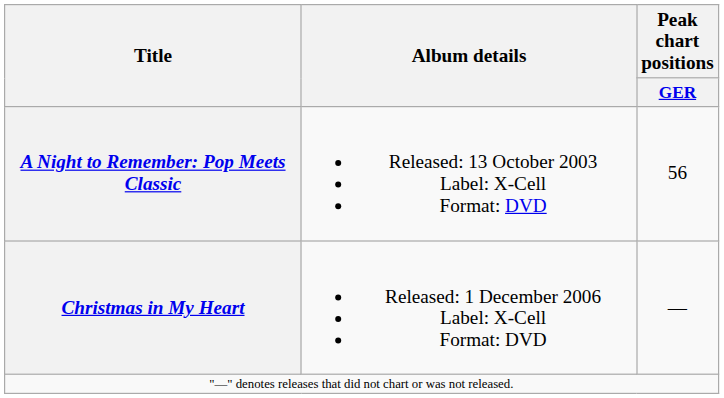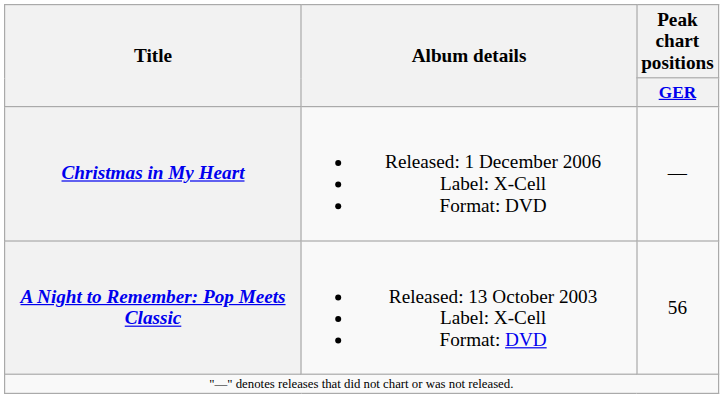rows swapped: (153, 173) <-> (153, 307)
